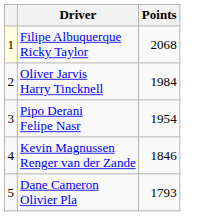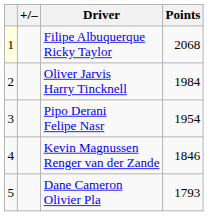+ column: (29, 15)
